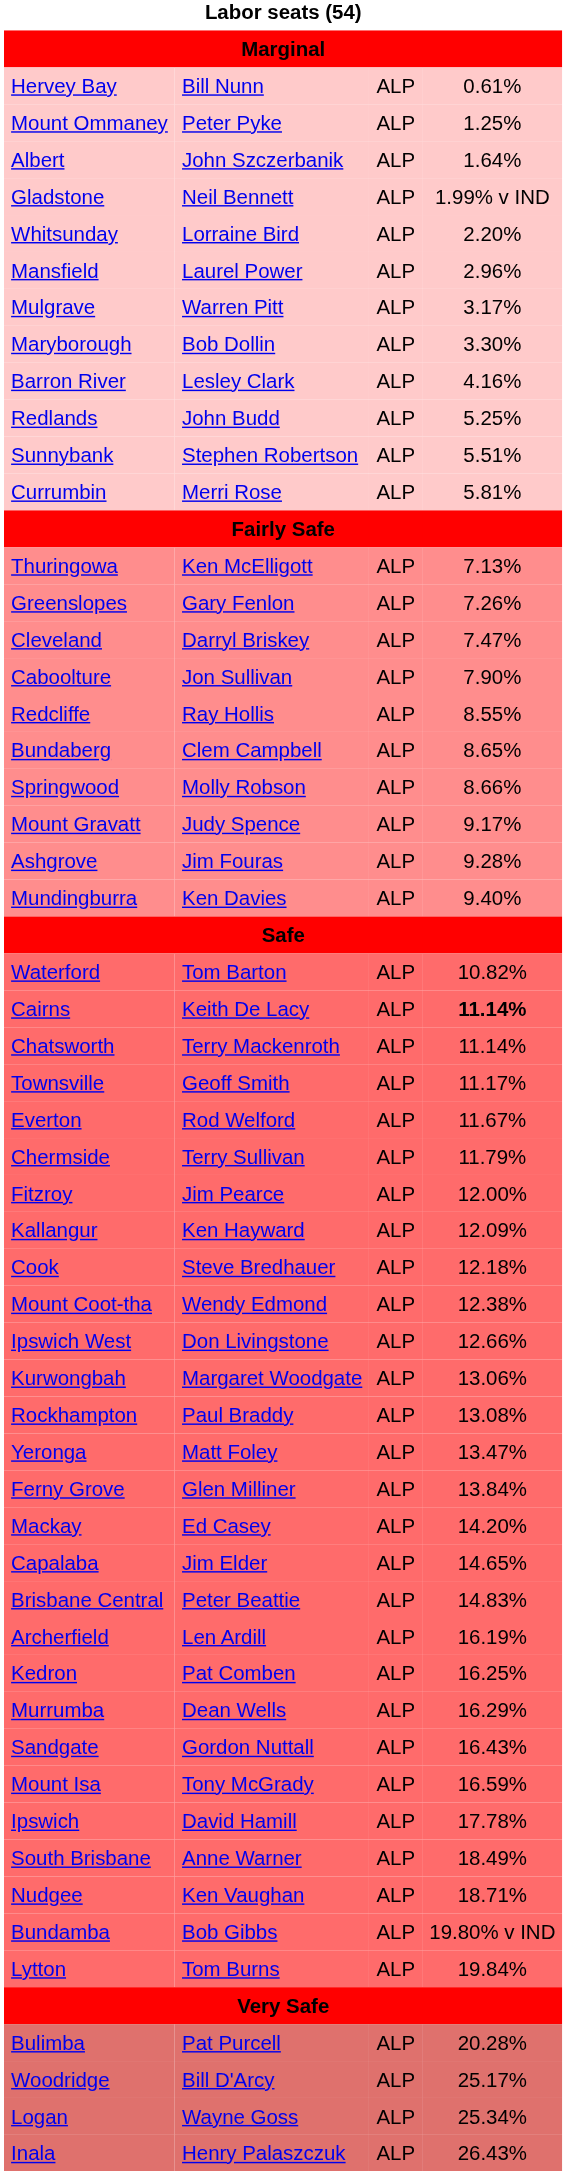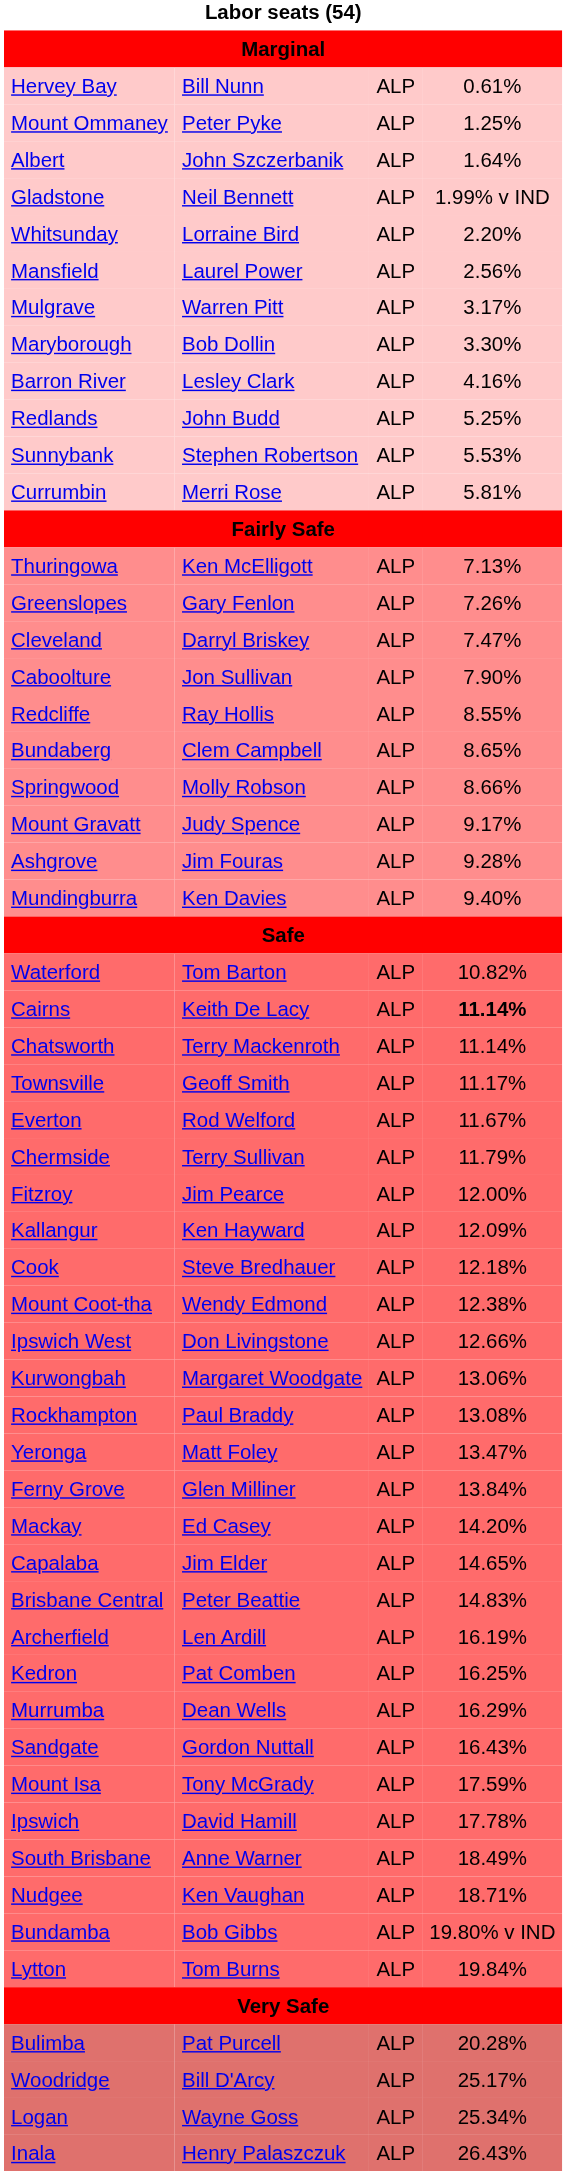(492, 270) 2.96% -> (492, 270) 2.56%
(492, 455) 5.51% -> (492, 455) 5.53%
(492, 1784) 16.59% -> (492, 1784) 17.59%
